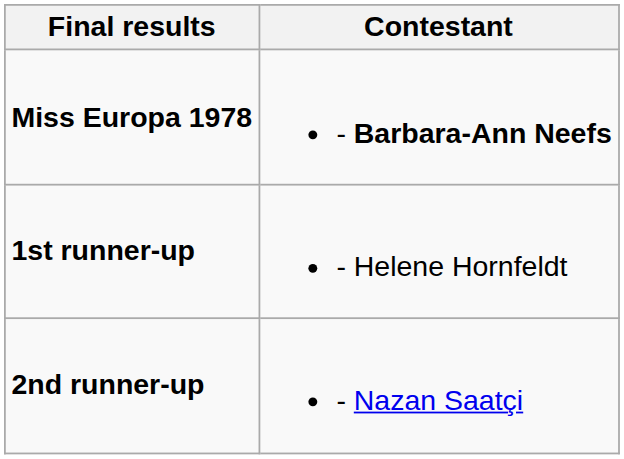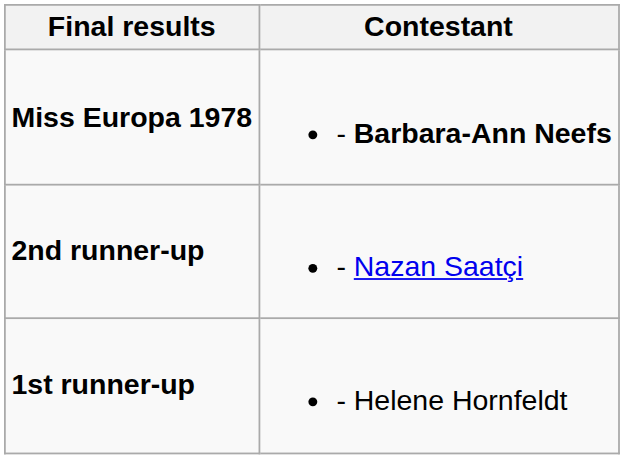rows swapped: (103, 250) <-> (108, 385)
